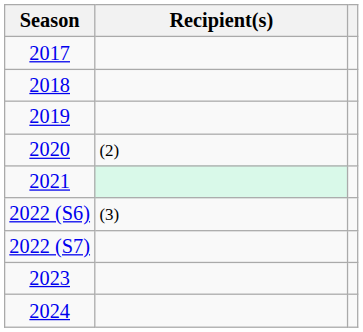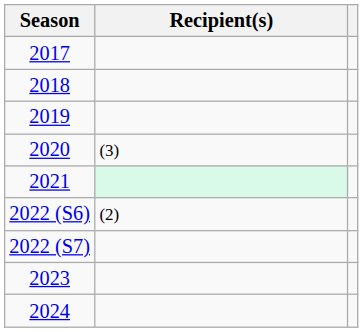(109, 150) (2) -> (109, 150) (3)
(109, 215) (3) -> (109, 215) (2)
